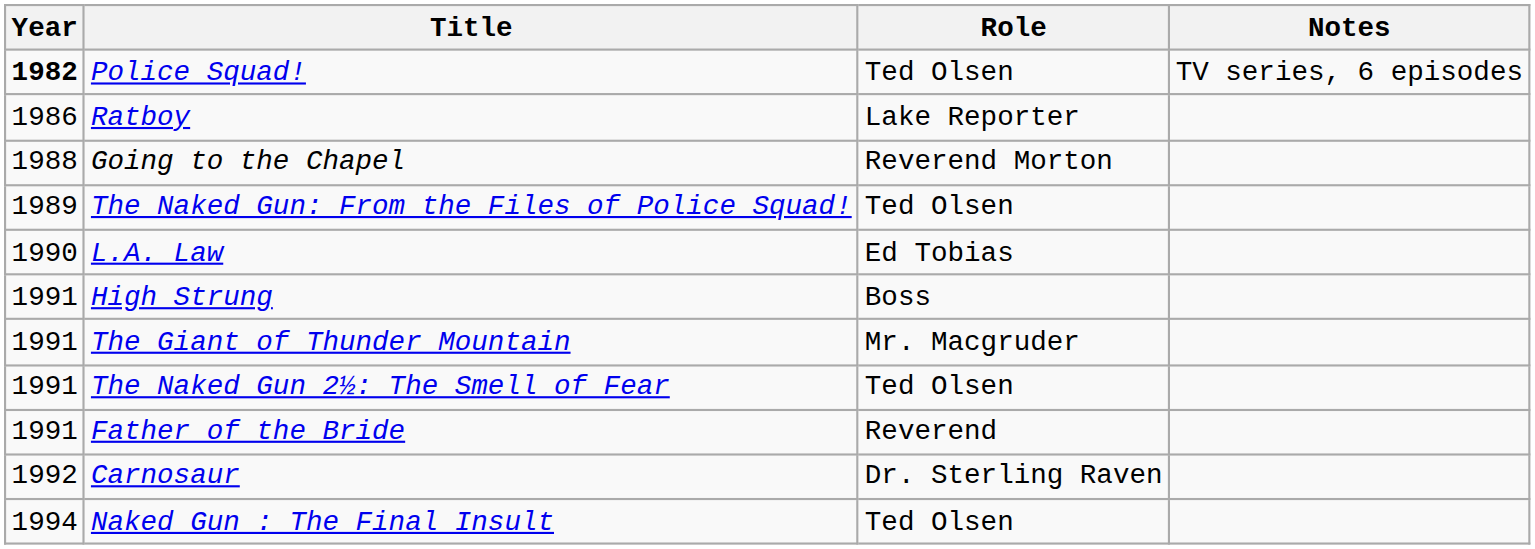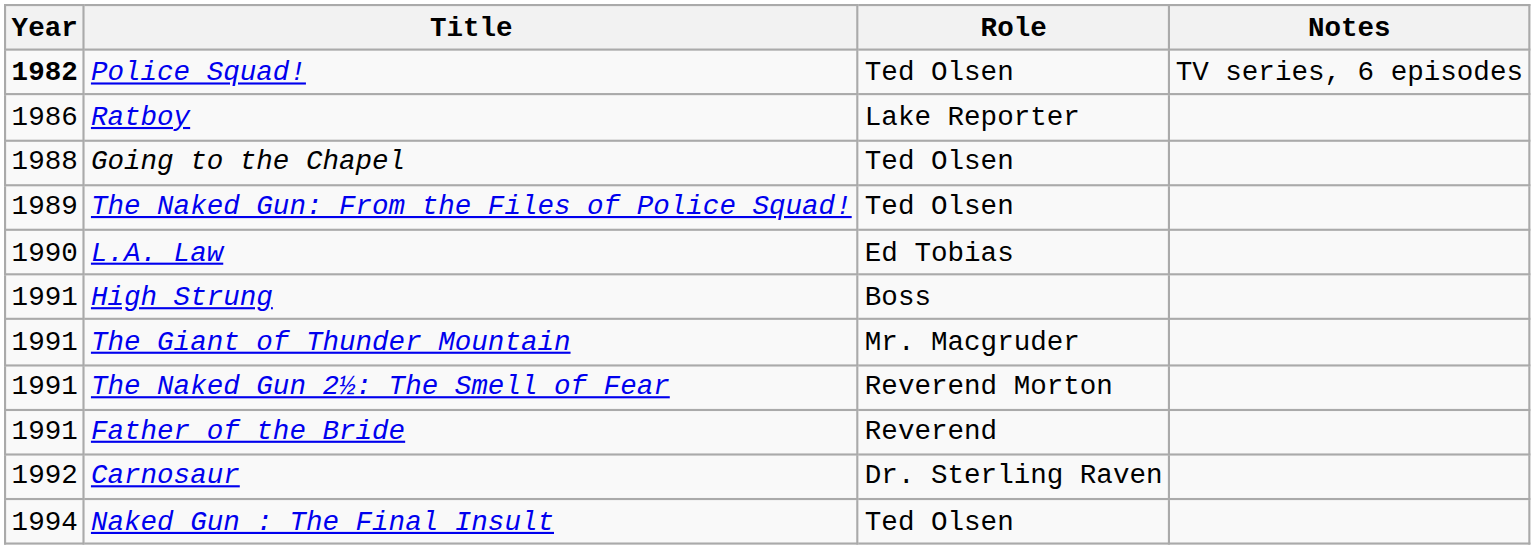(989, 162) Reverend Morton -> (939, 162) Ted Olsen
(939, 387) Ted Olsen -> (989, 387) Reverend Morton
